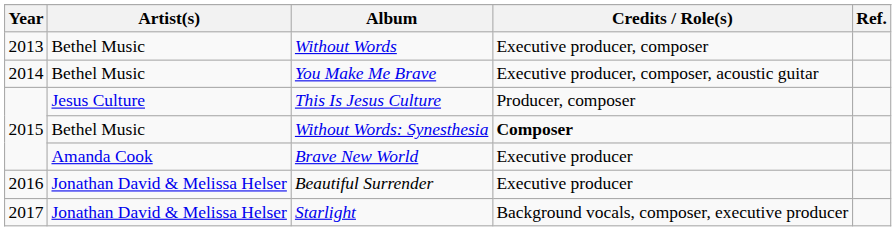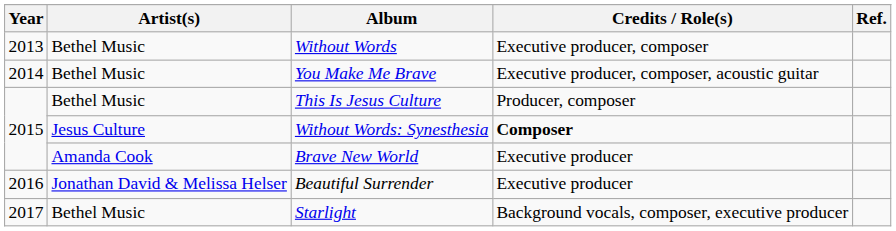(98, 101) Jesus Culture -> (98, 101) Bethel Music
(98, 128) Bethel Music -> (98, 128) Jesus Culture
(169, 211) Jonathan David & Melissa Helser -> (98, 211) Bethel Music
